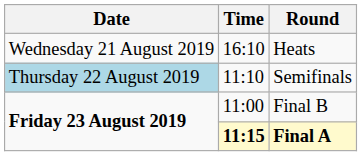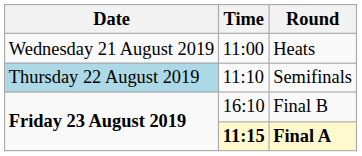(244, 48) 16:10 -> (243, 48) 11:00
(243, 106) 11:00 -> (244, 106) 16:10
